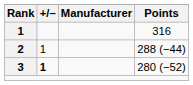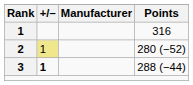(43, 49) no background -> (43, 49) khaki background
(162, 49) 288 (−44) -> (162, 49) 280 (−52)
(162, 67) 280 (−52) -> (162, 67) 288 (−44)
